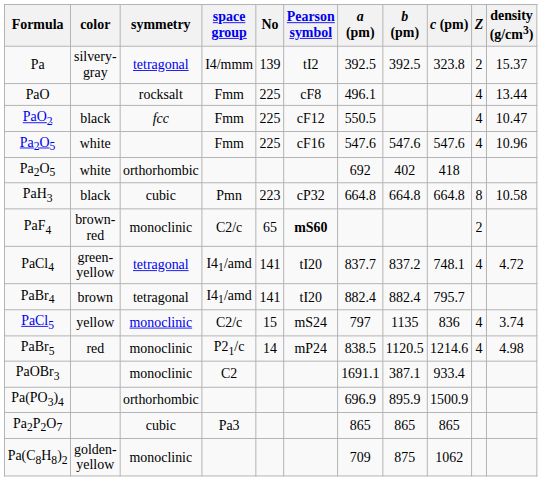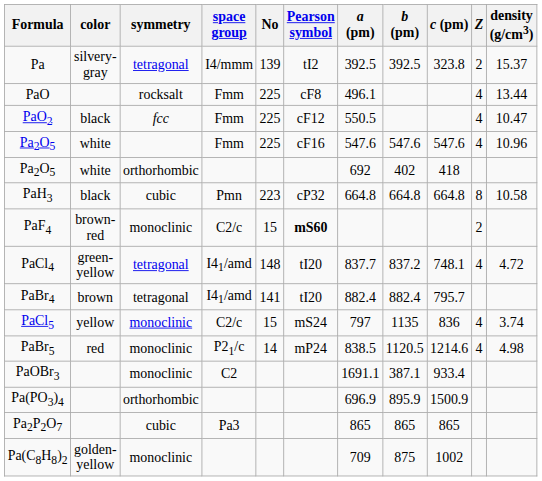(270, 227) 65 -> (270, 227) 15
(270, 265) 141 -> (270, 265) 148
(449, 457) 1062 -> (449, 457) 1002
